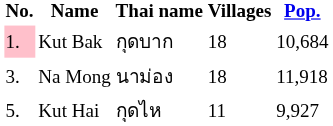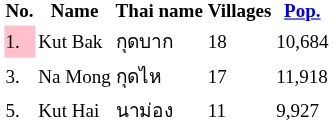(145, 76) นาม่อง -> (139, 76) กุดไห
(217, 76) 18 -> (217, 76) 17
(139, 111) กุดไห -> (145, 111) นาม่อง
